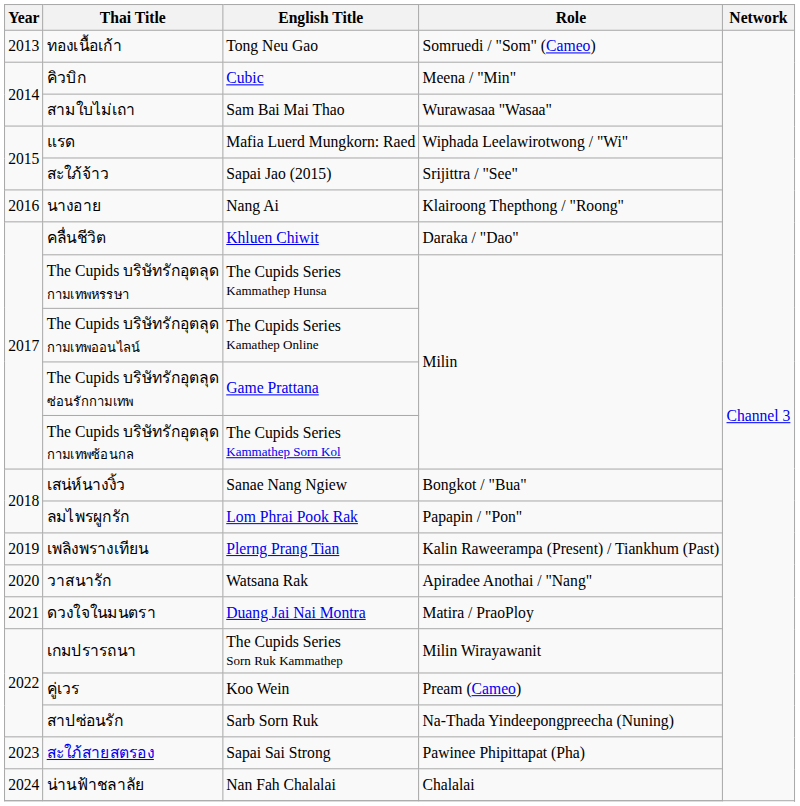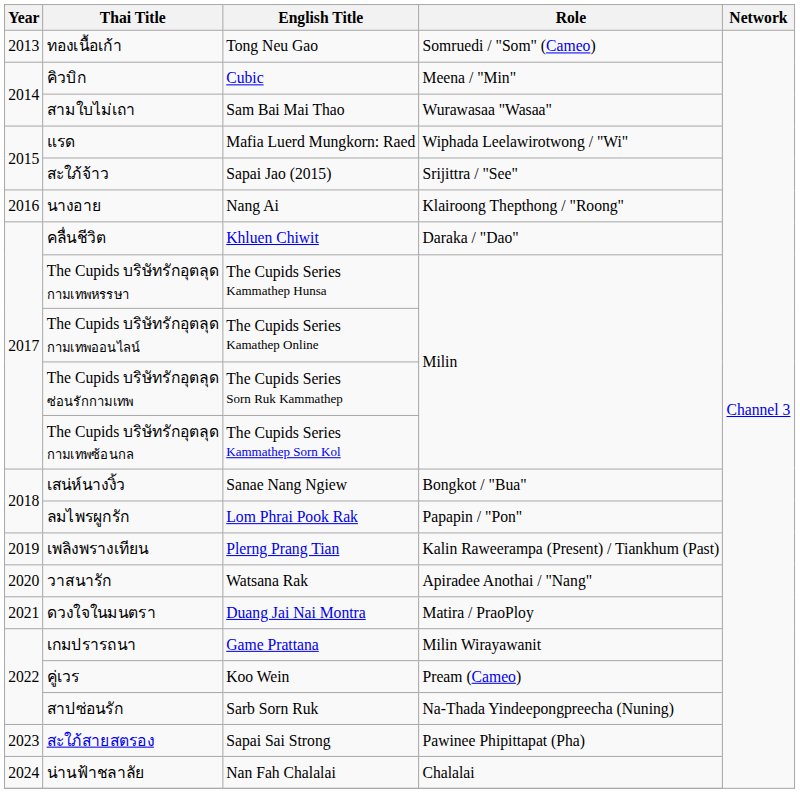(273, 388) Game Prattana -> (285, 388) The Cupids Series Sorn Ruk Kammathep
(285, 651) The Cupids Series Sorn Ruk Kammathep -> (273, 644) Game Prattana
